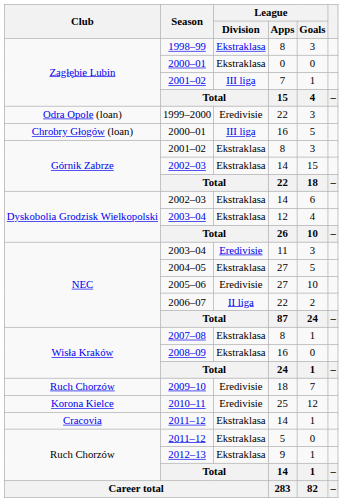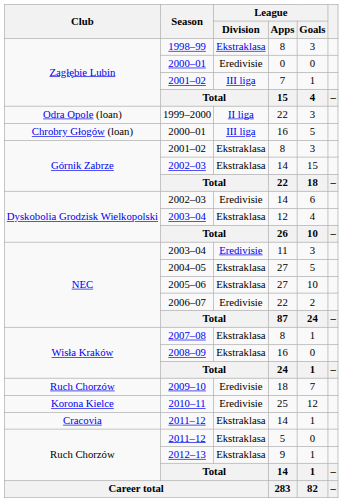(241, 64) Ekstraklasa -> (241, 64) Eredivisie
(241, 115) Eredivisie -> (241, 115) II liga
(241, 200) Ekstraklasa -> (241, 200) Eredivisie
(241, 285) Eredivisie -> (241, 285) Ekstraklasa
(241, 302) II liga -> (241, 302) Eredivisie
